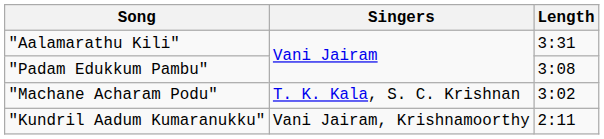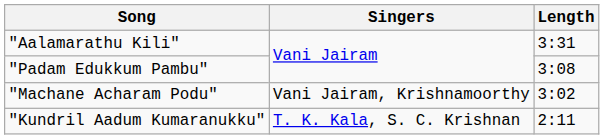(397, 95) T. K. Kala, S. C. Krishnan -> (401, 95) Vani Jairam, Krishnamoorthy
(401, 121) Vani Jairam, Krishnamoorthy -> (397, 121) T. K. Kala, S. C. Krishnan
